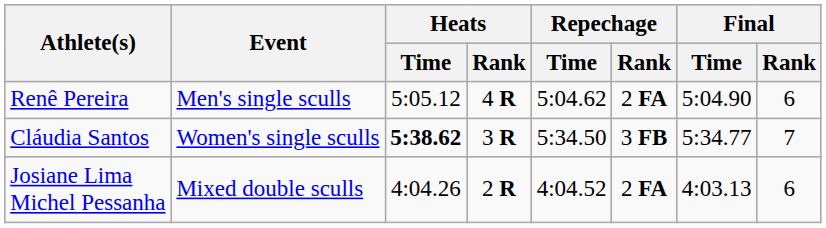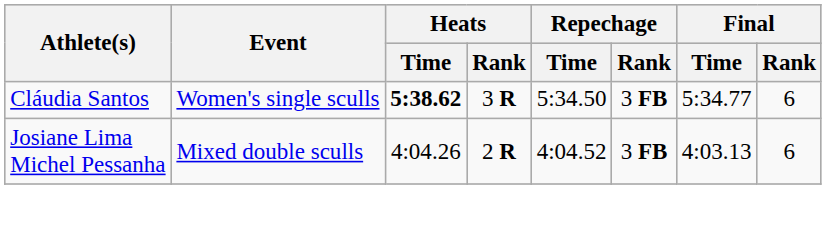- row: (69, 99)
(789, 137) 7 -> (789, 99) 6
(644, 189) 2 FA -> (644, 151) 3 FB
